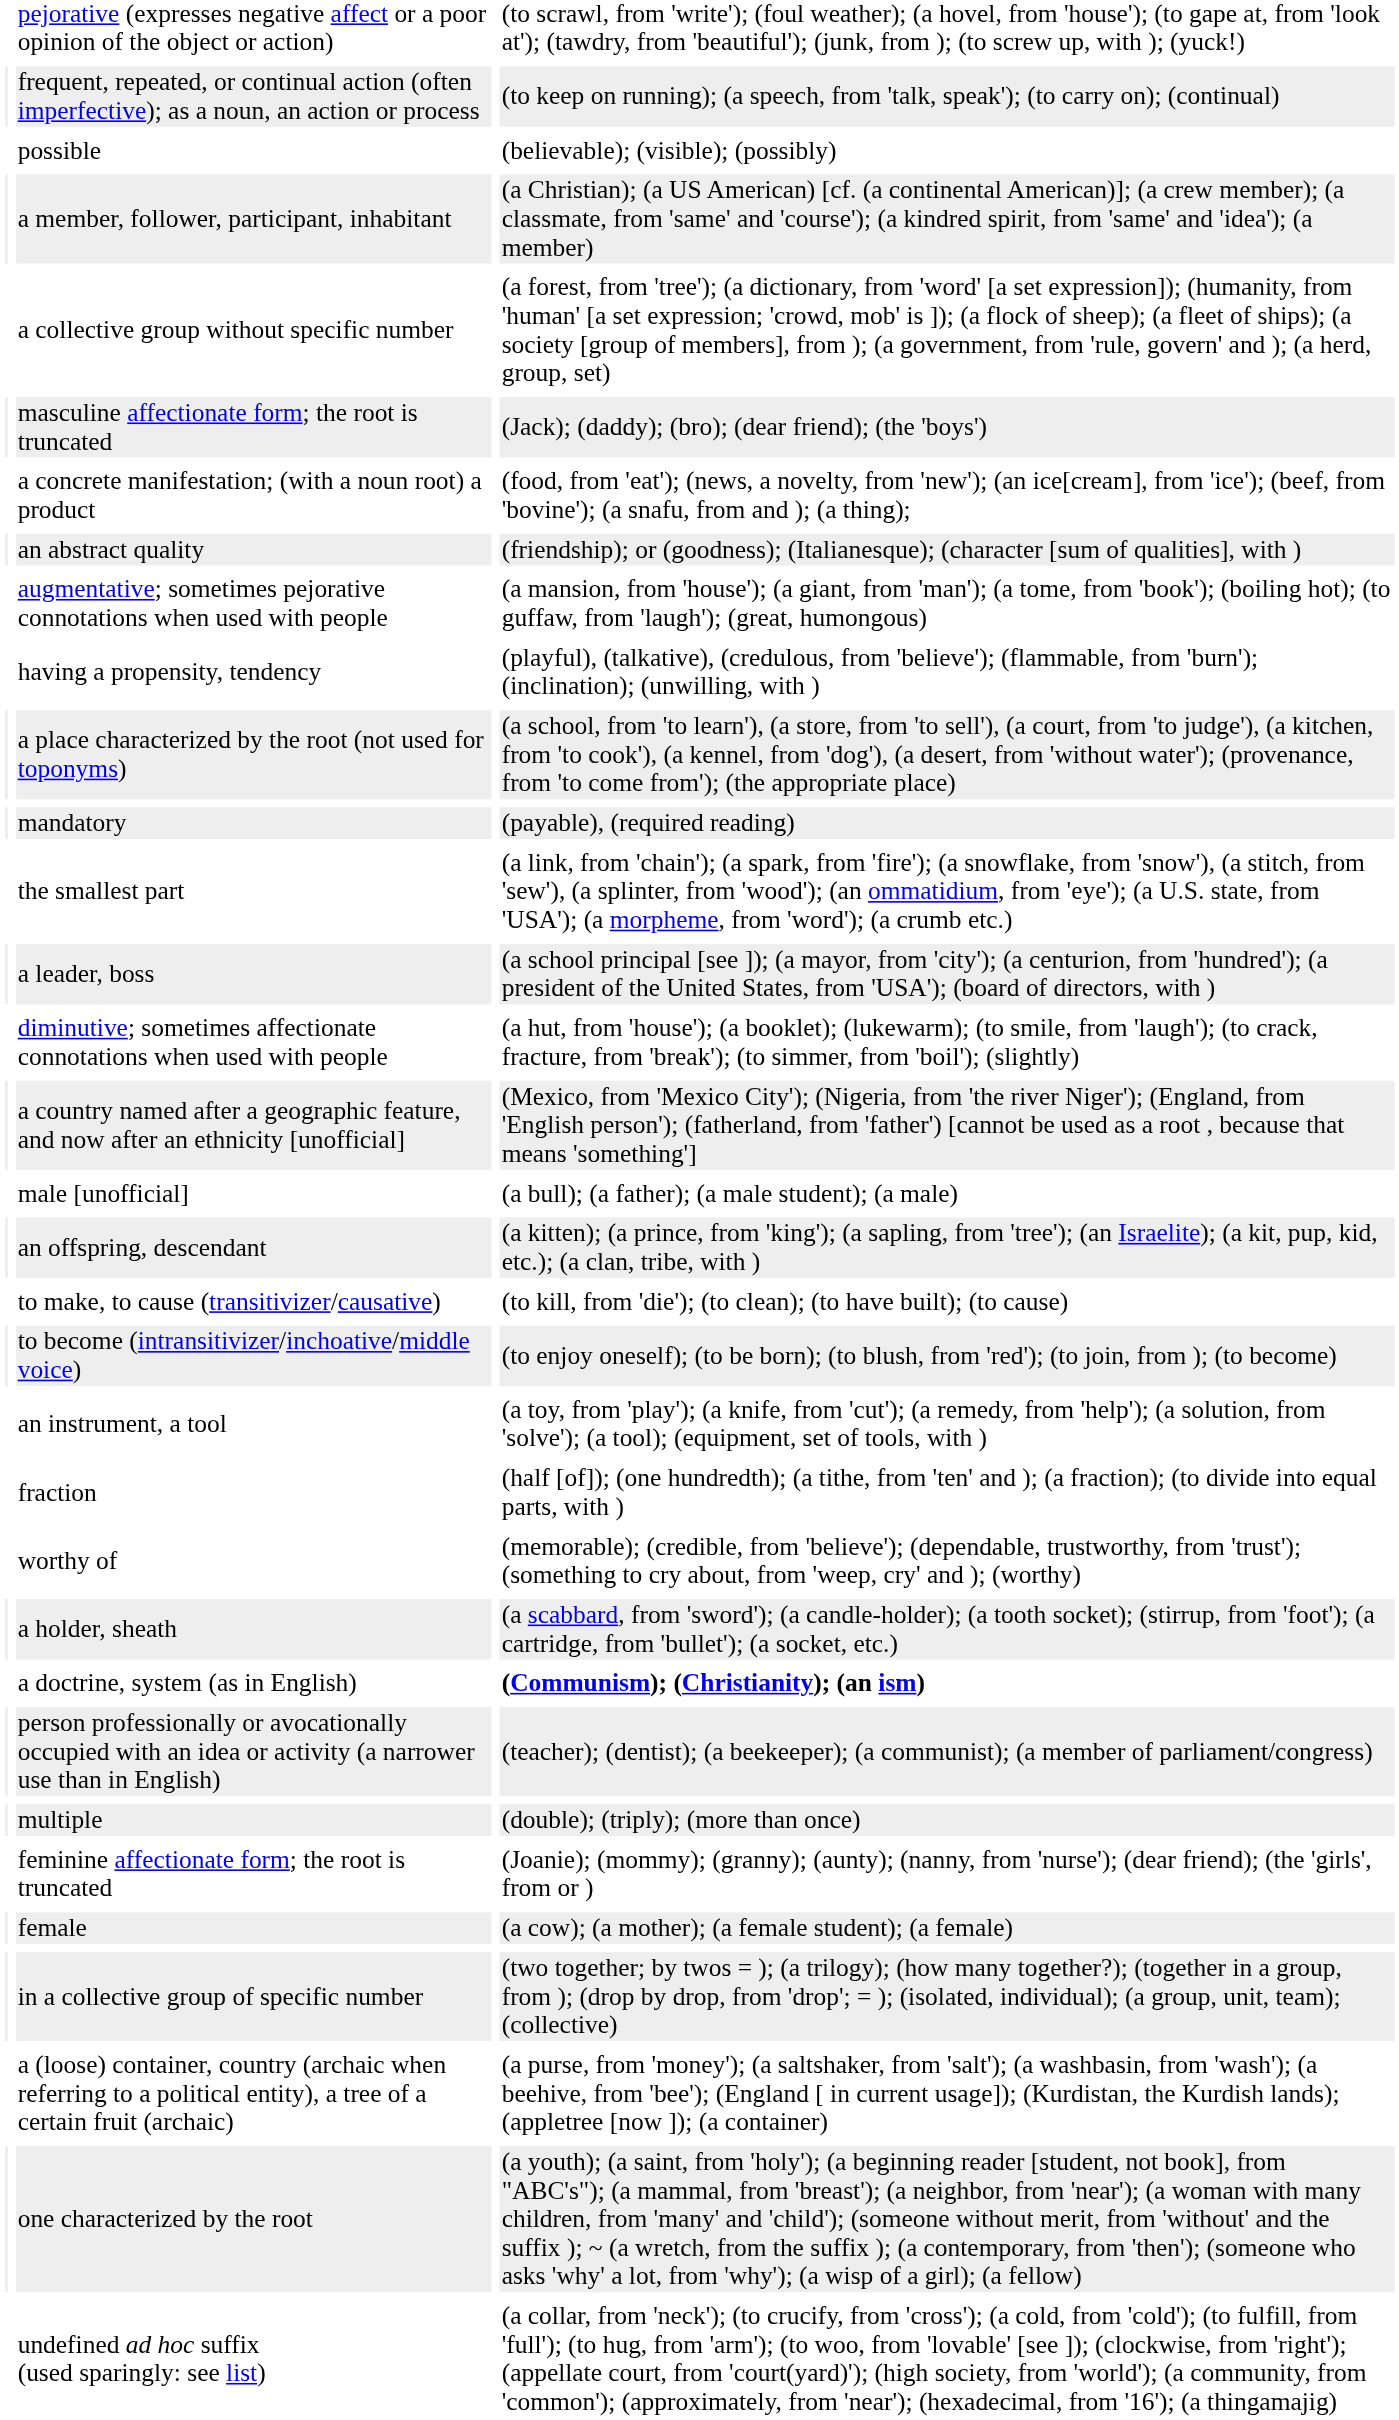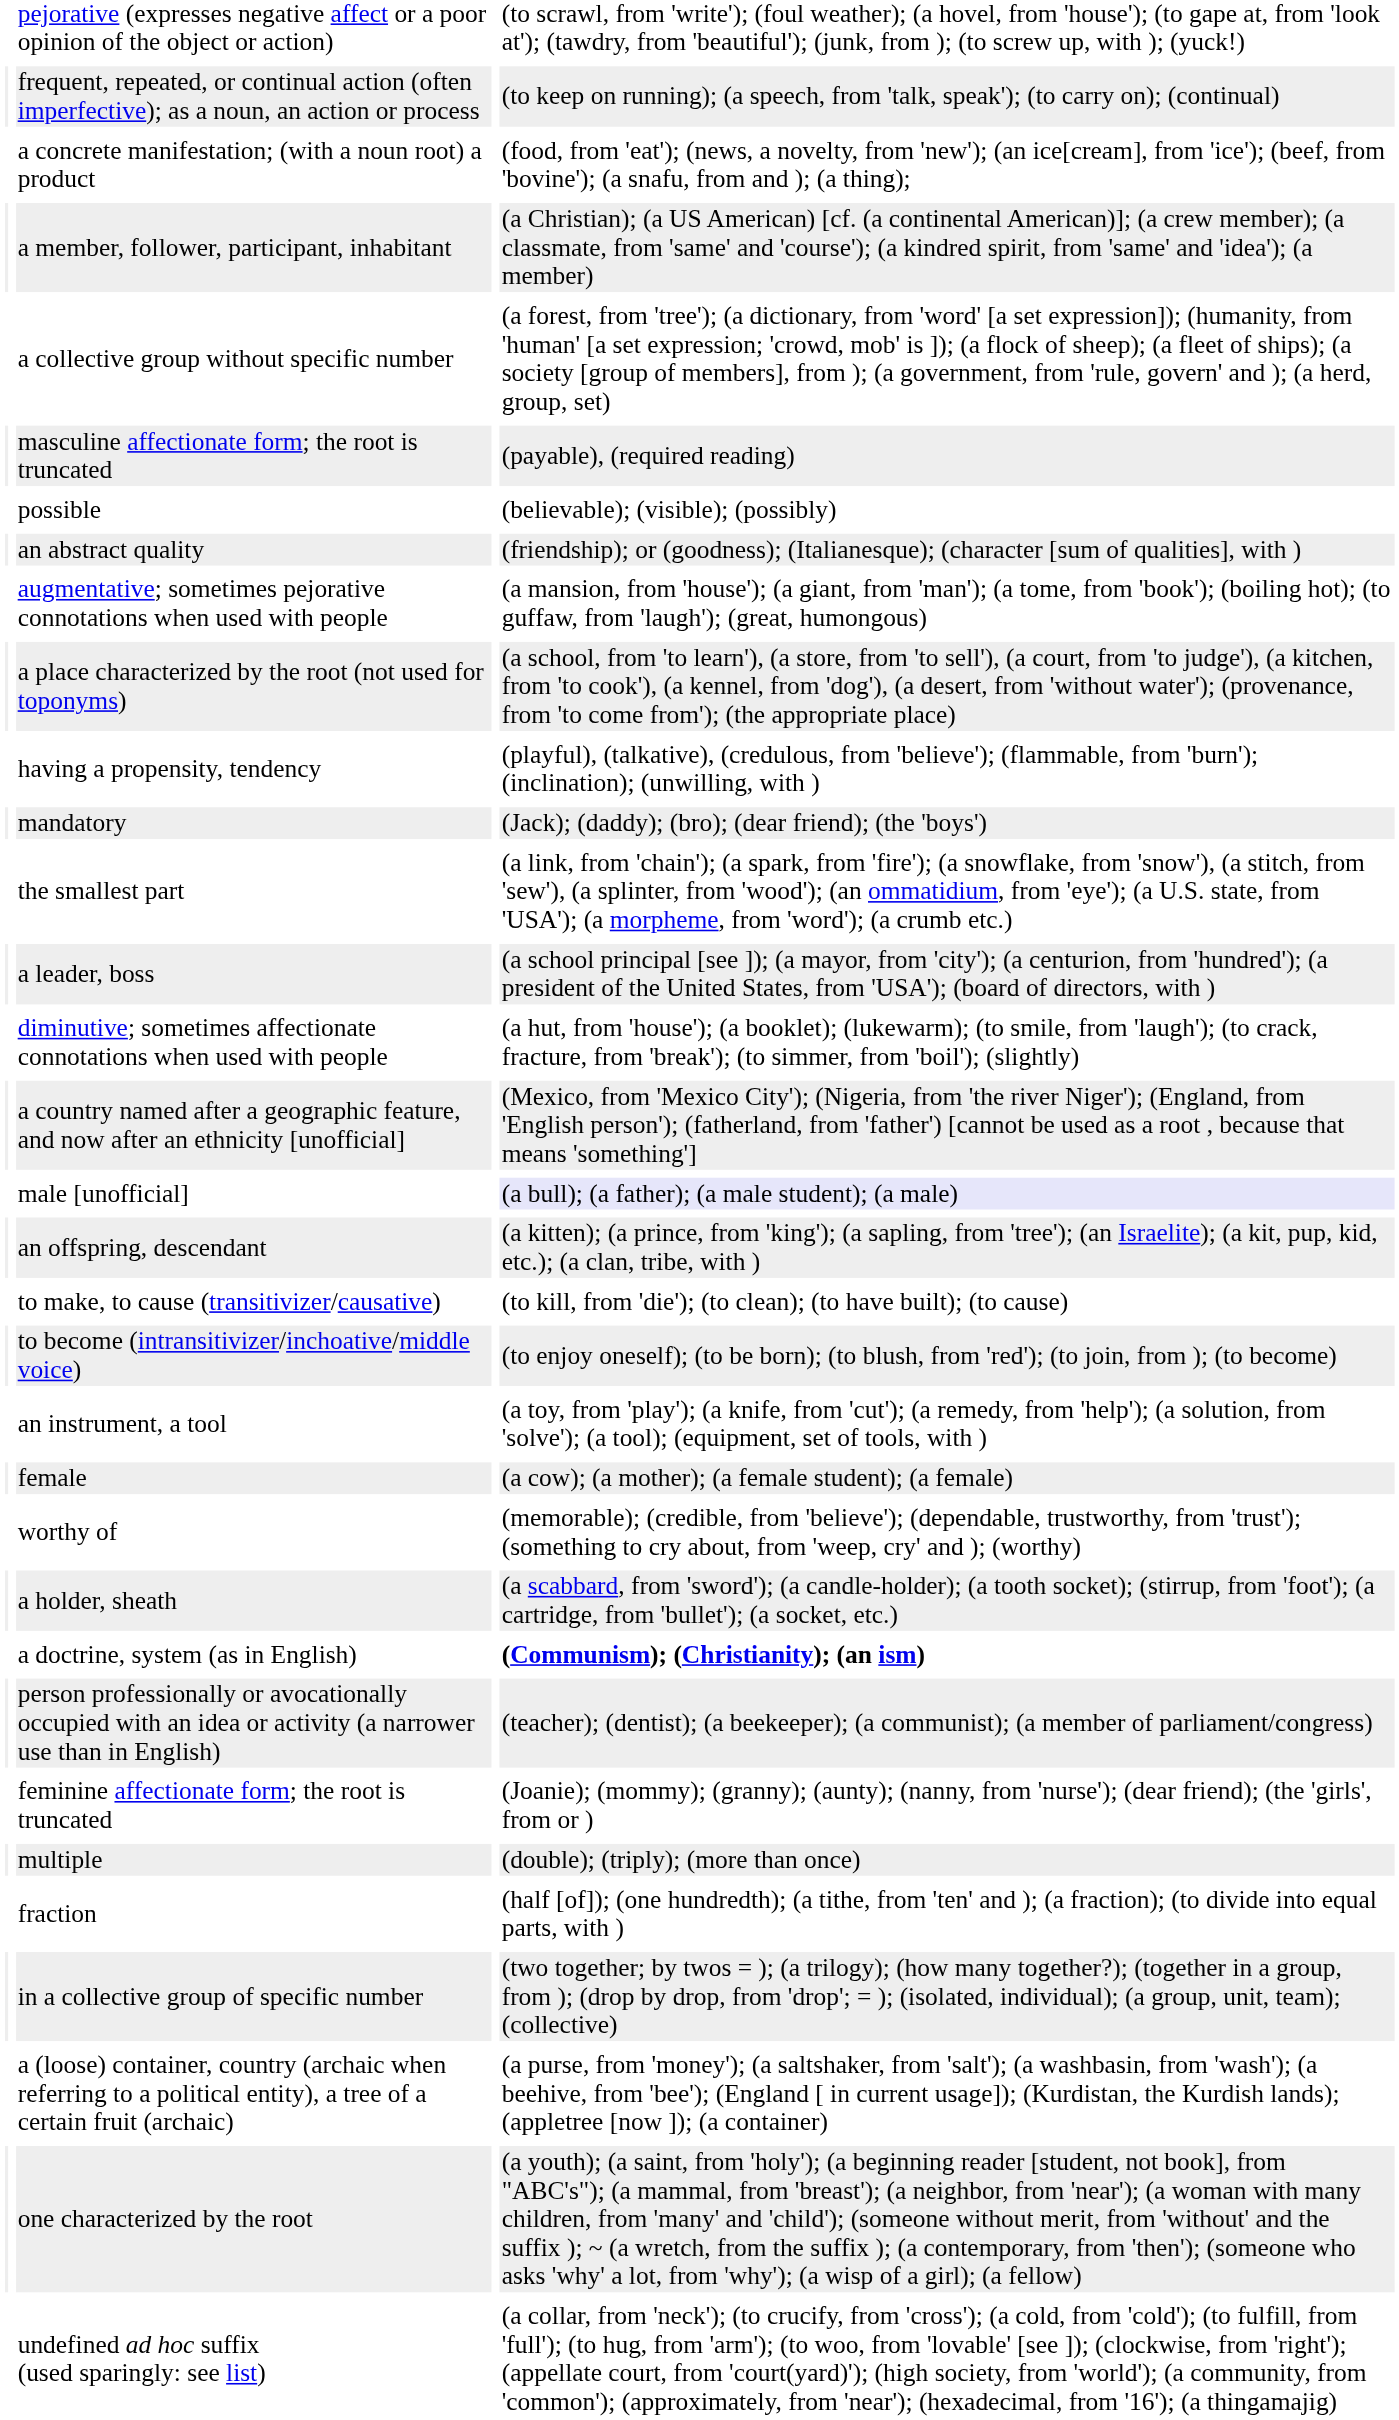rows swapped: (250, 495) <-> (59, 150)
(744, 426) (Jack); (daddy); (bro); (dear friend); (the 'boys') -> (648, 455) (payable), (required reading)
rows swapped: (251, 754) <-> (169, 671)
(648, 822) (payable), (required reading) -> (744, 822) (Jack); (daddy); (bro); (dear friend); (the 'boys')
(730, 1193) no background -> (730, 1193) lavender background
rows swapped: (52, 1927) <-> (57, 1492)
rows swapped: (211, 1873) <-> (60, 1819)
